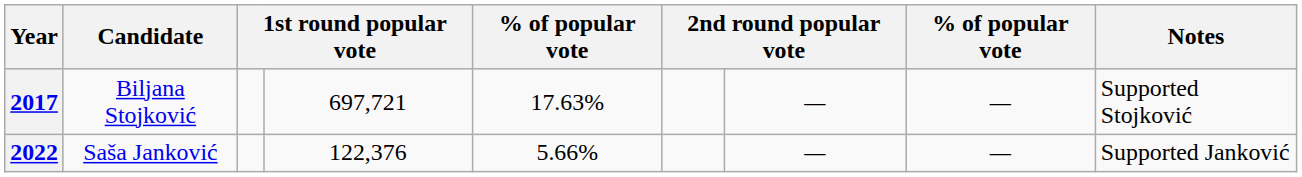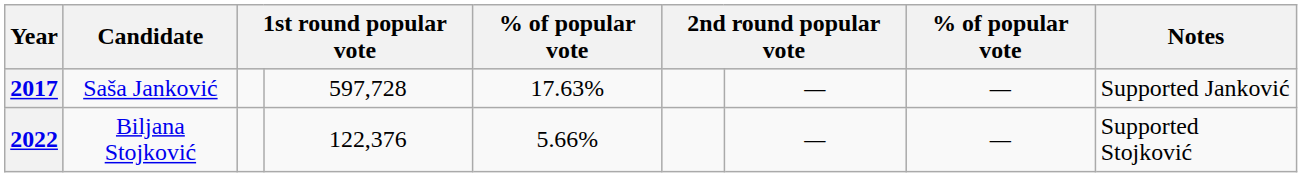(150, 101) Biljana Stojković -> (150, 88) Saša Janković
(368, 101) 697,721 -> (368, 88) 597,728
(1150, 101) Supported Stojković -> (1195, 88) Supported Janković
(150, 152) Saša Janković -> (150, 139) Biljana Stojković
(1195, 152) Supported Janković -> (1150, 139) Supported Stojković
